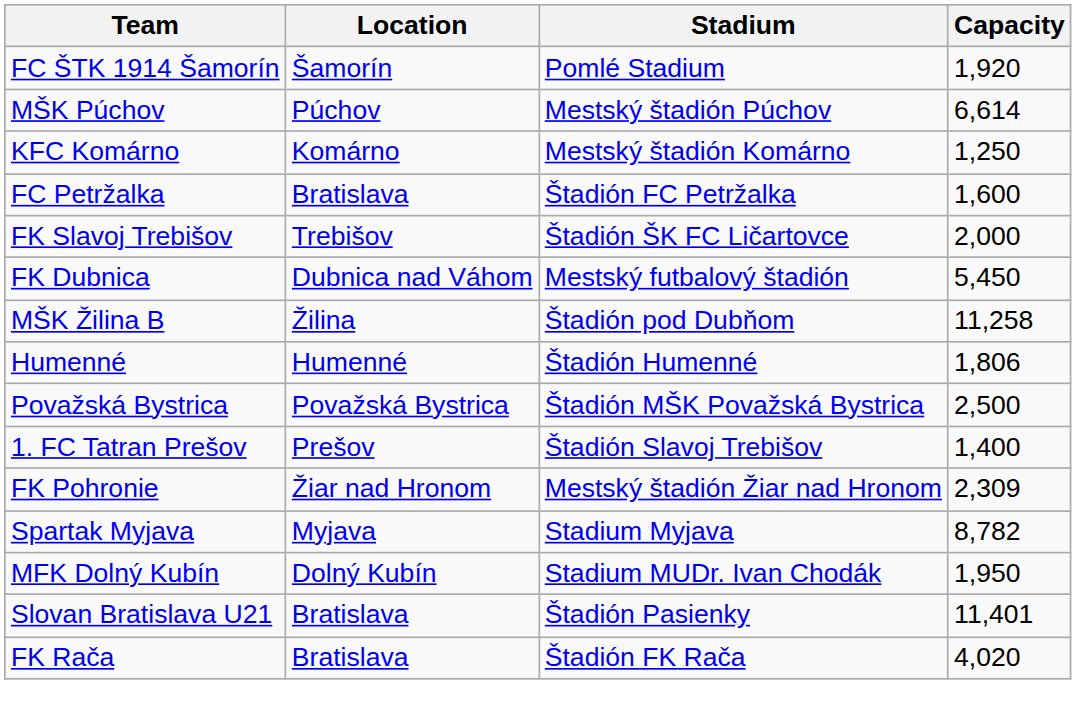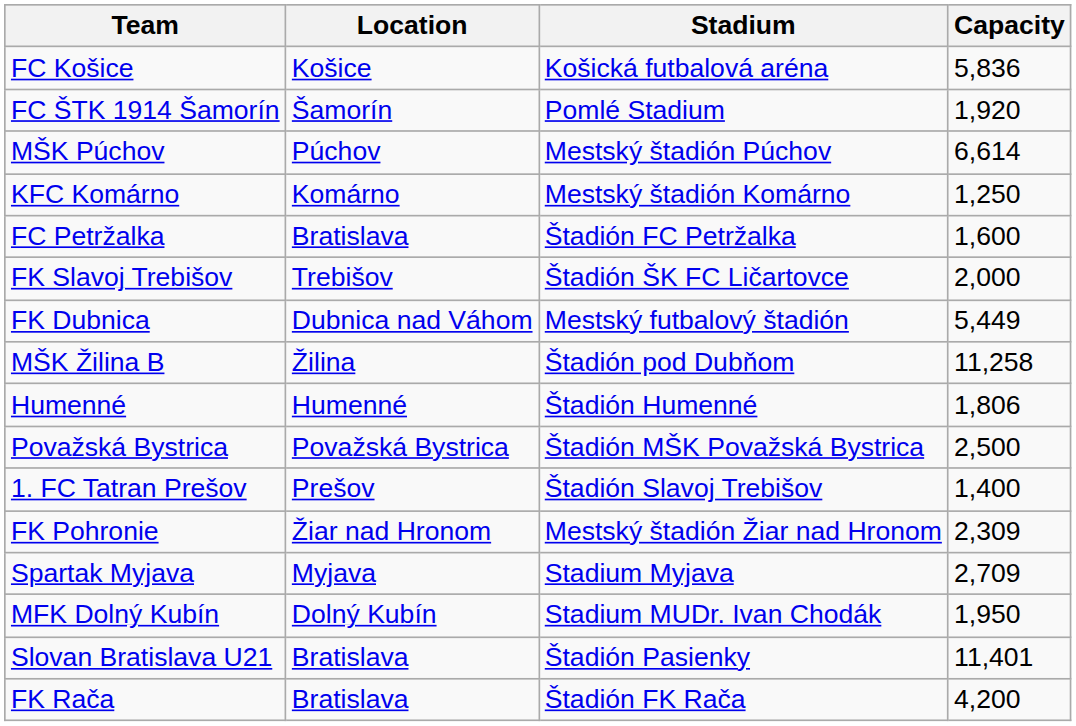+ row: (72, 67)
(987, 278) 5,450 -> (987, 320) 5,449
(987, 531) 8,782 -> (987, 573) 2,709
(987, 657) 4,020 -> (987, 699) 4,200
